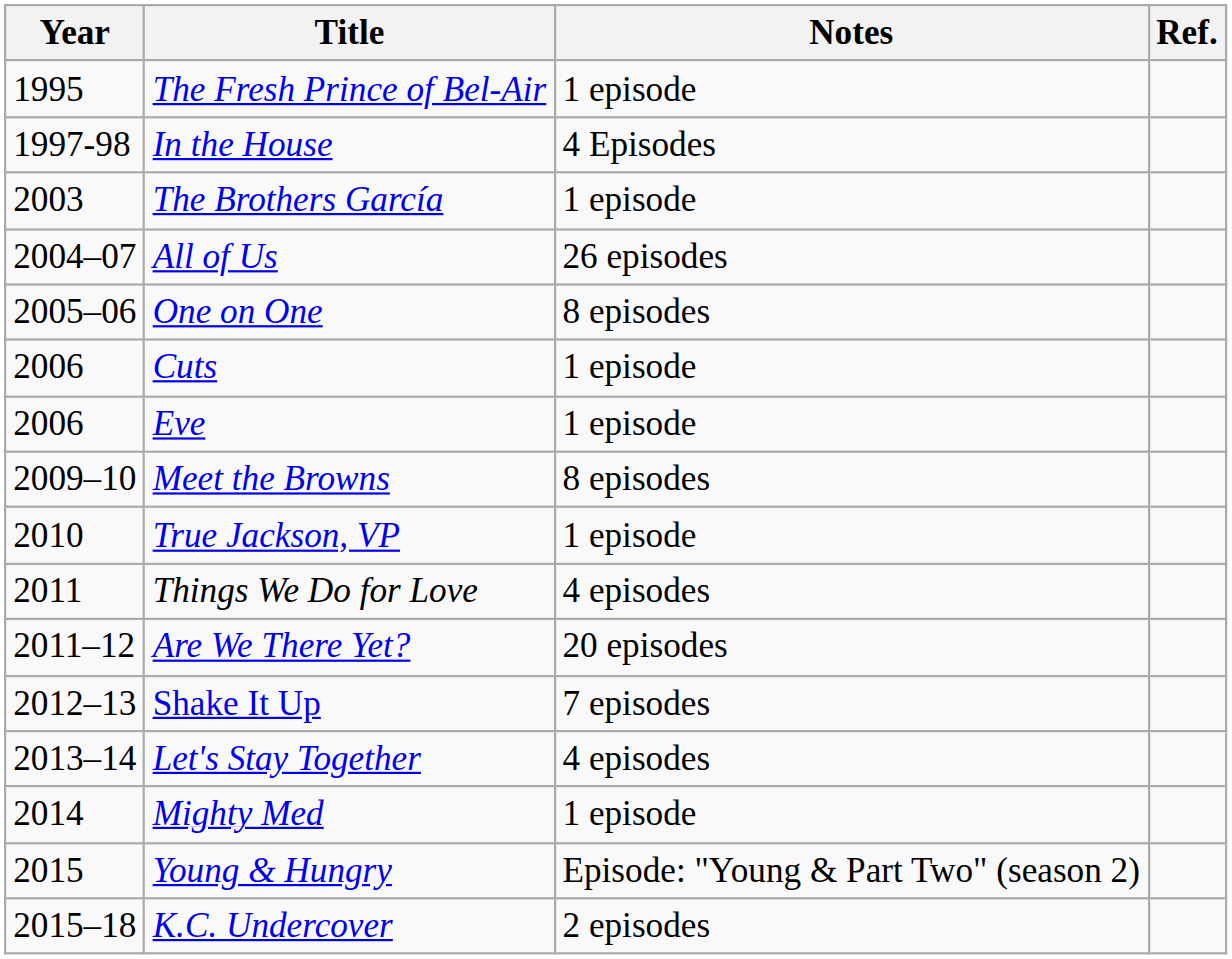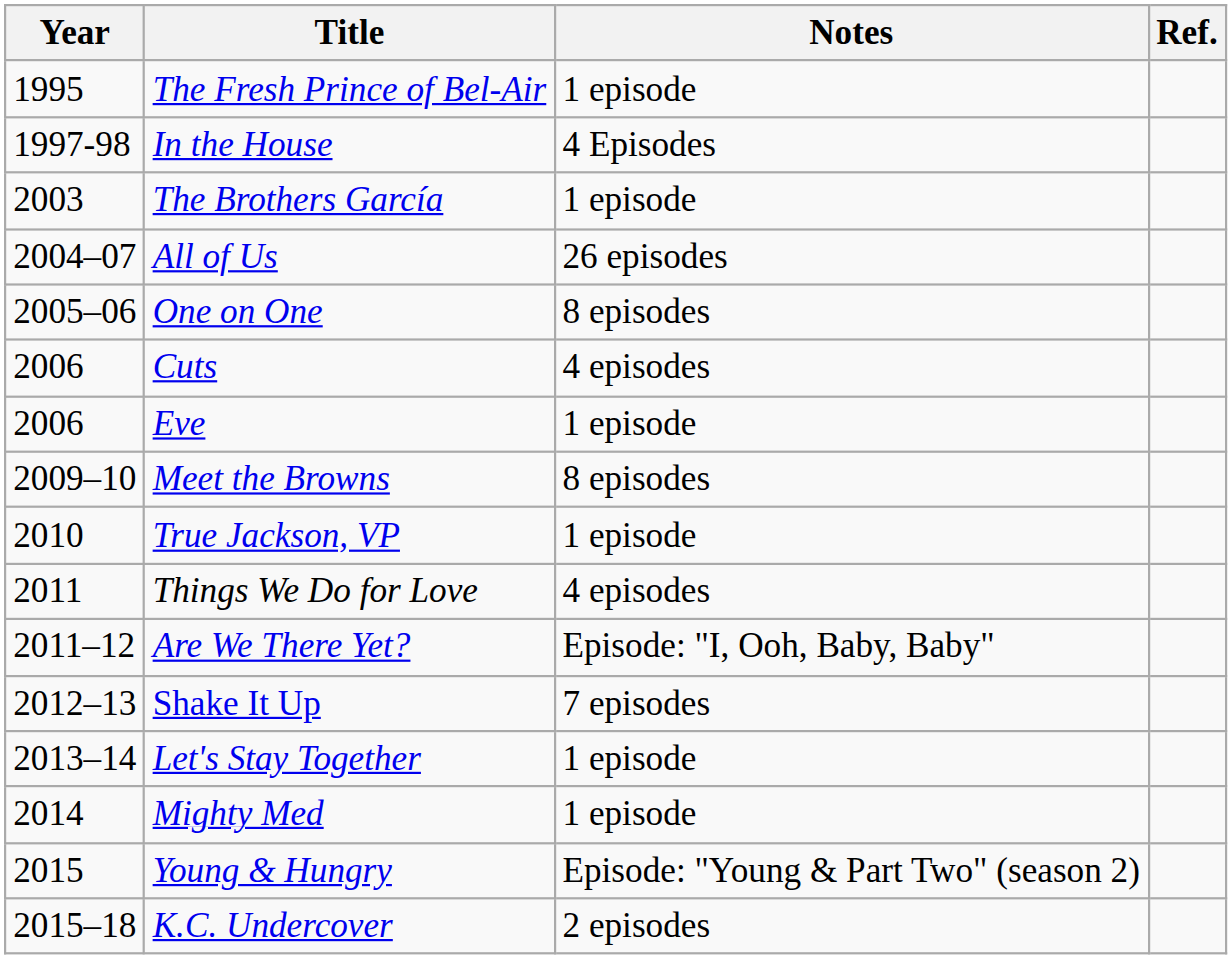(629, 367) 1 episode -> (636, 367) 4 episodes
(645, 646) 20 episodes -> (779, 646) Episode: "I, Ooh, Baby, Baby"
(636, 758) 4 episodes -> (629, 758) 1 episode
